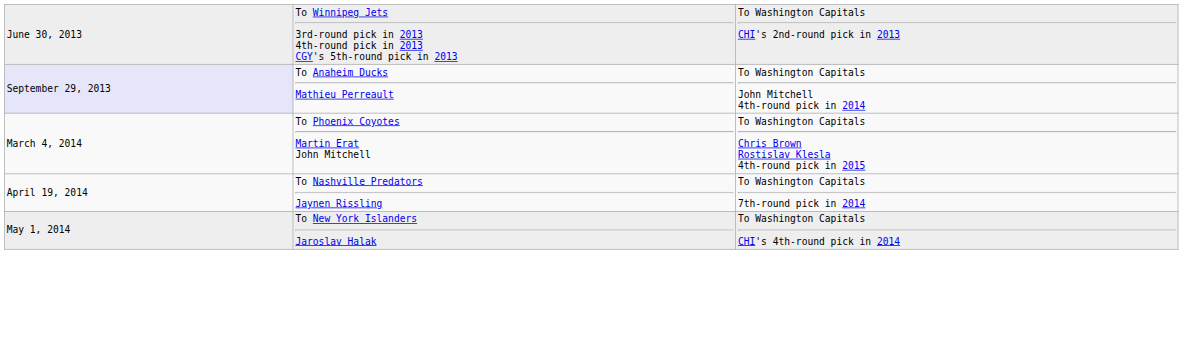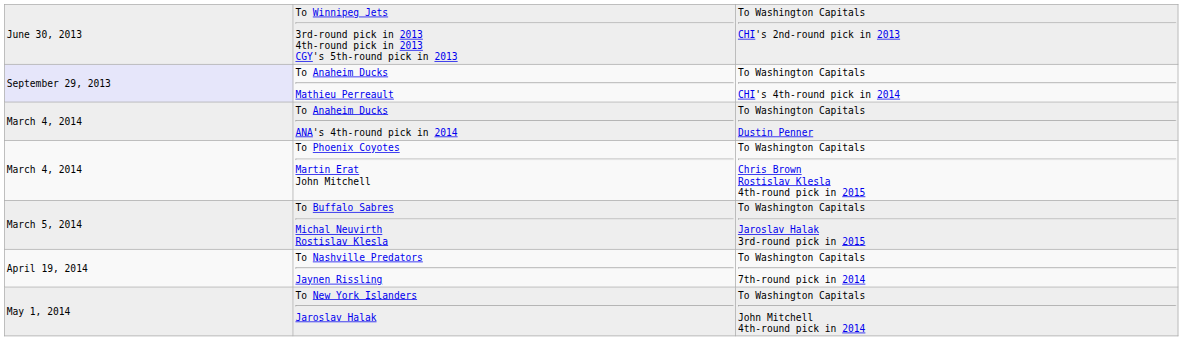(957, 89) To Washington Capitals John Mitchell 4th-round pick in 2014 -> (957, 83) To Washington Capitals CHI's 4th-round pick in 2014
+ row: (514, 121)
+ row: (514, 225)
(957, 230) To Washington Capitals CHI's 4th-round pick in 2014 -> (957, 312) To Washington Capitals John Mitchell 4th-round pick in 2014
